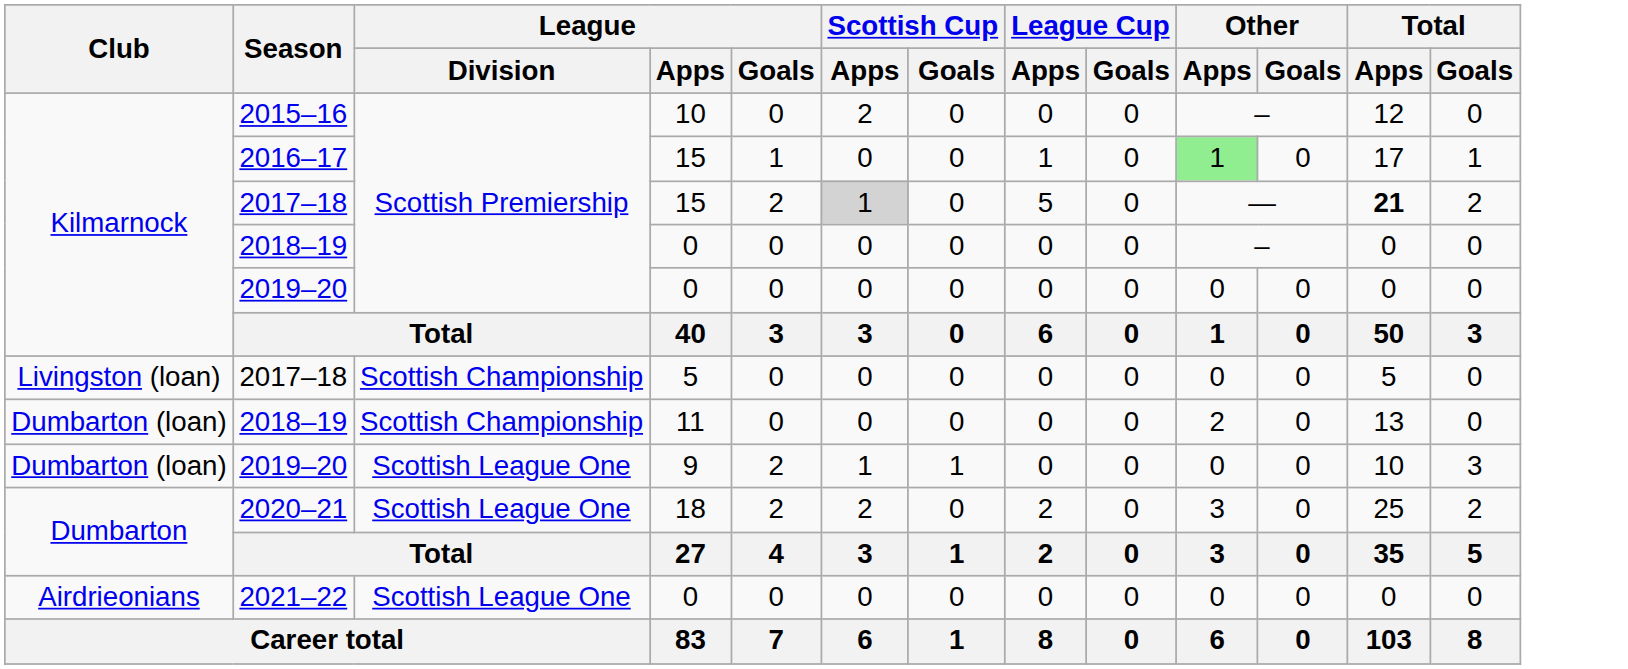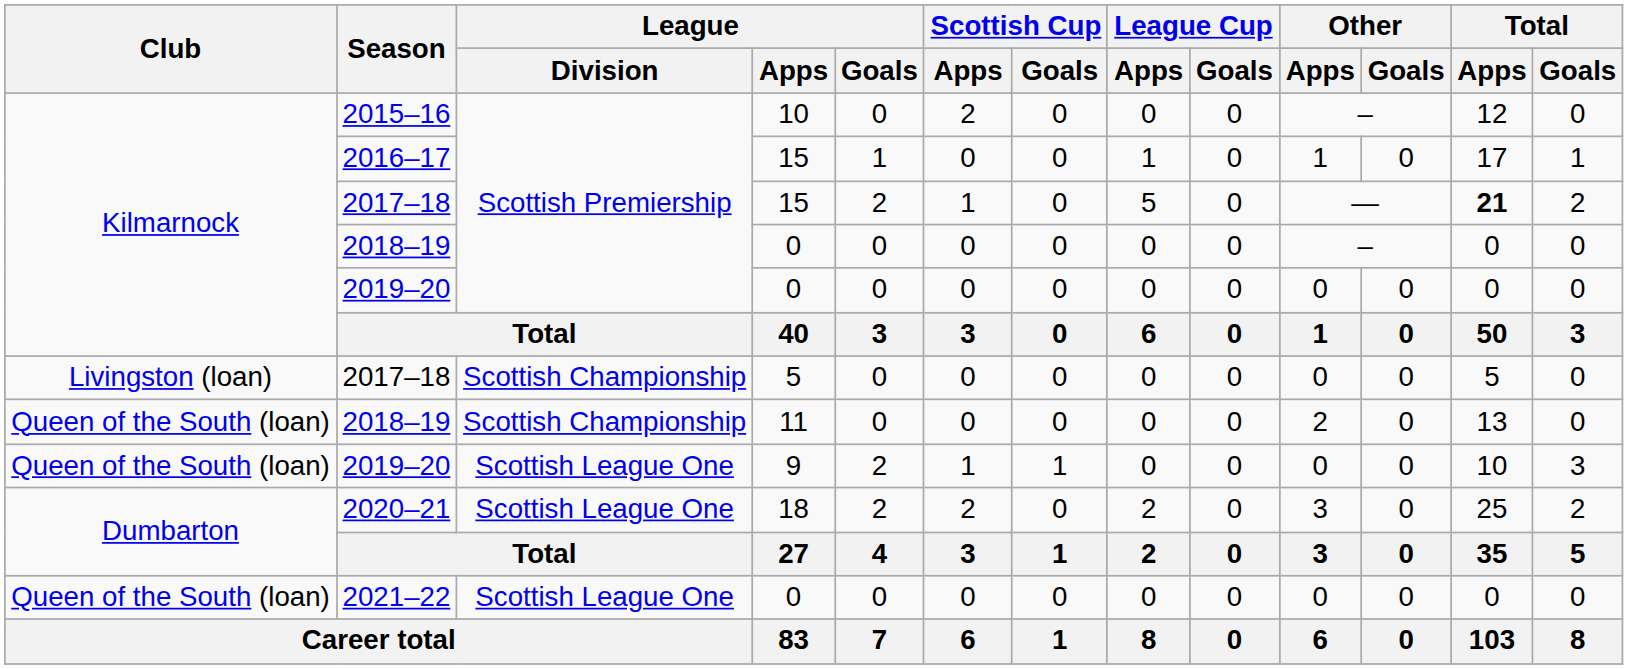(1217, 158) lightgreen background -> (1320, 158) no background
(865, 202) lightgrey background -> (968, 202) no background
(119, 421) Dumbarton (loan) -> (171, 421) Queen of the South (loan)
(119, 465) Dumbarton (loan) -> (171, 465) Queen of the South (loan)
(119, 597) Airdrieonians -> (171, 597) Queen of the South (loan)
